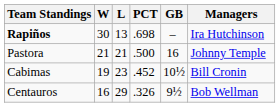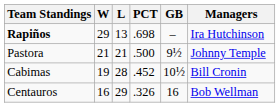(103, 33) 30 -> (103, 33) 29
(171, 53) 16 -> (173, 53) 9½
(121, 72) 23 -> (121, 72) 28
(173, 92) 9½ -> (171, 92) 16
